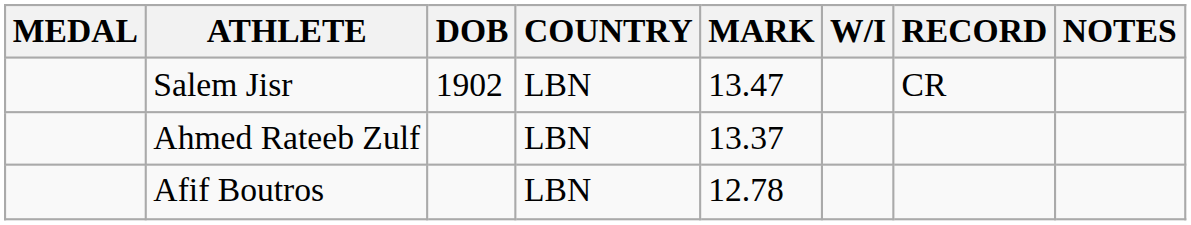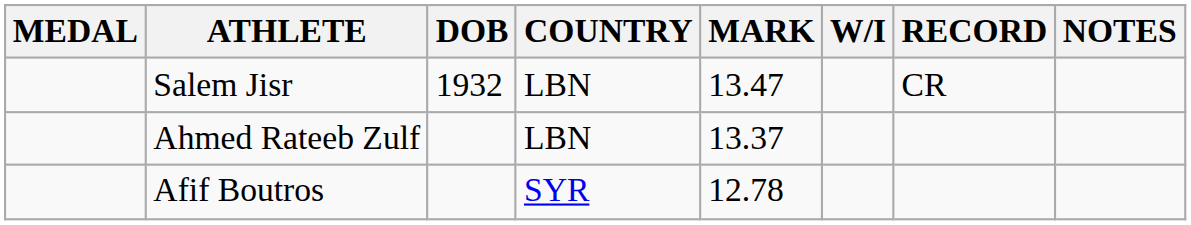(469, 84) 1902 -> (469, 84) 1932
(558, 191) LBN -> (557, 191) SYR
